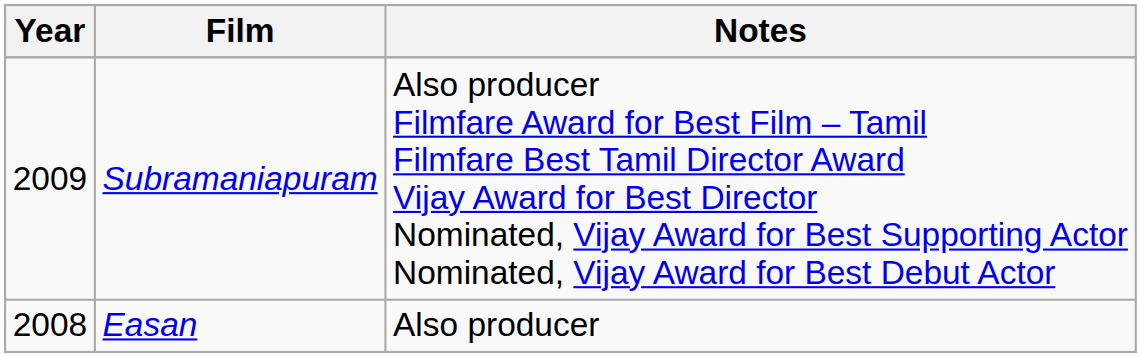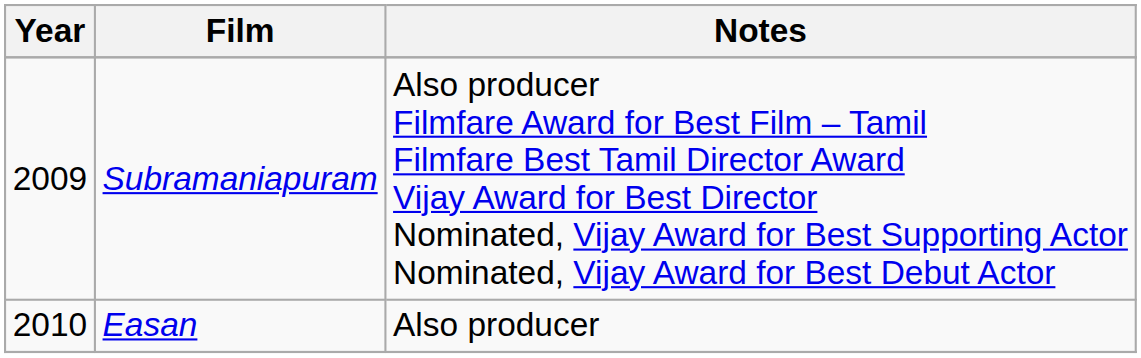(50, 325) 2008 -> (50, 325) 2010
